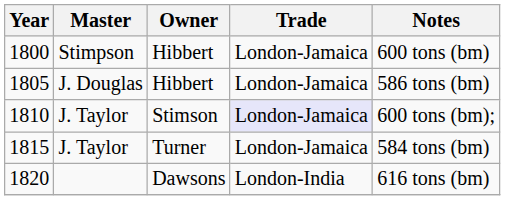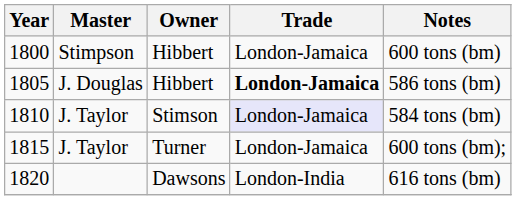(301, 83) normal -> (307, 83) bold
(436, 115) 600 tons (bm); -> (444, 115) 584 tons (bm)
(433, 147) 584 tons (bm) -> (447, 147) 600 tons (bm);
